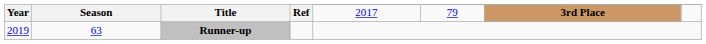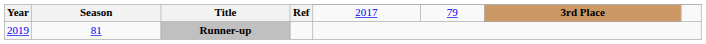(96, 30) 63 -> (96, 30) 81
